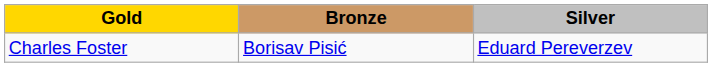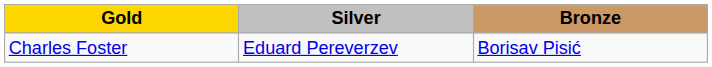columns swapped: (590, 18) <-> (356, 18)
